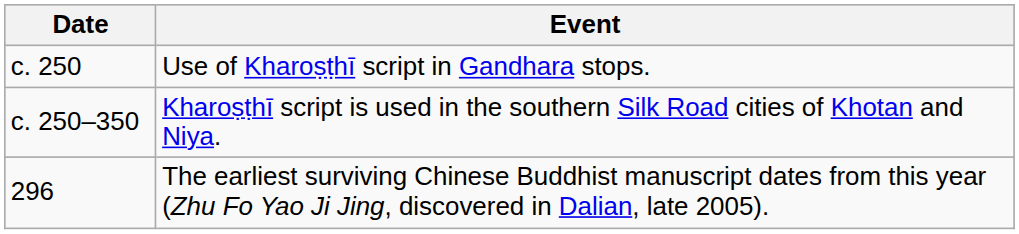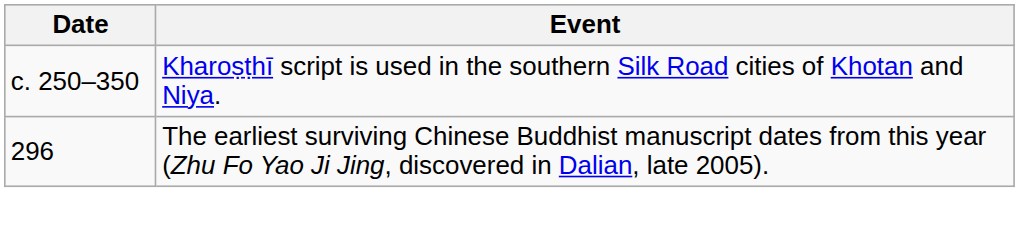- row: (406, 66)
